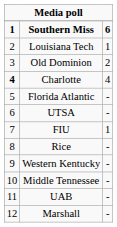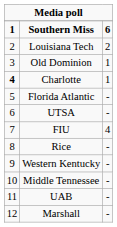(108, 46) 1 -> (108, 46) 2
(108, 63) 2 -> (108, 63) 1
(108, 79) 4 -> (108, 79) 1
(108, 130) 1 -> (108, 130) 4
